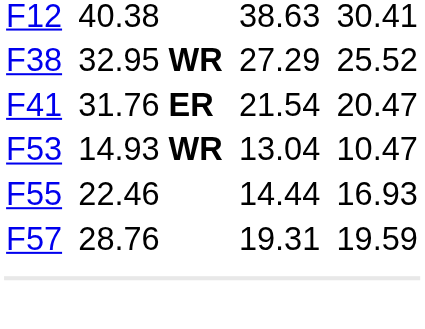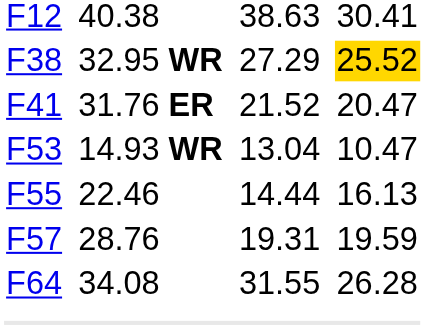(377, 60) no background -> (377, 60) gold background
(280, 105) 21.54 -> (280, 105) 21.52
(377, 194) 16.93 -> (377, 194) 16.13
+ row: (34, 283)
